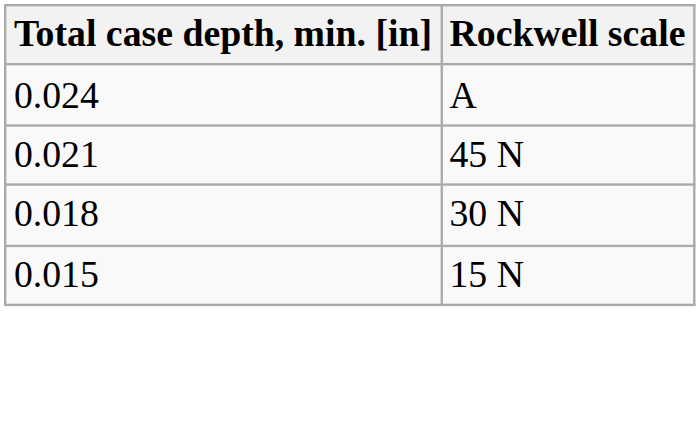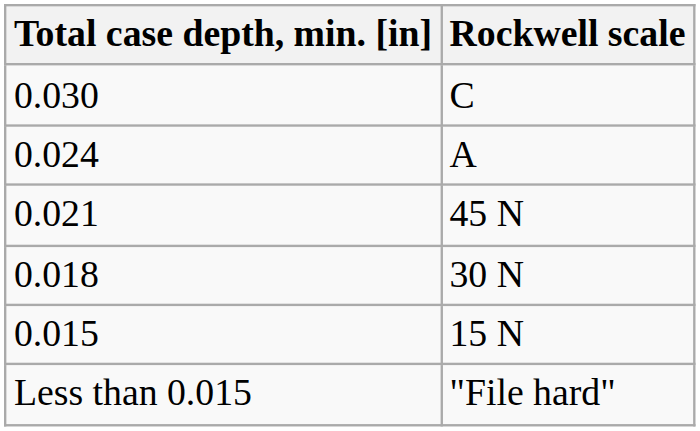+ row: (56, 94)
+ row: (133, 393)
